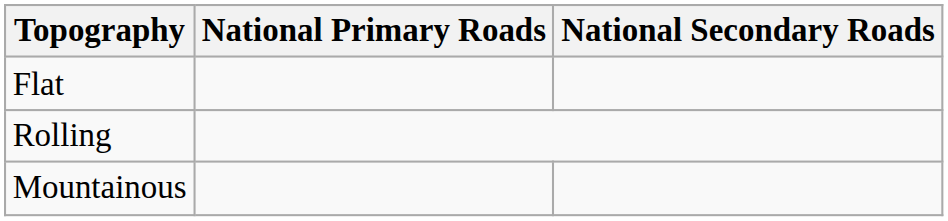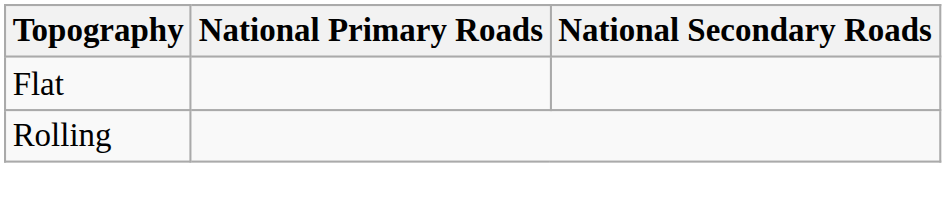- row: (100, 187)
